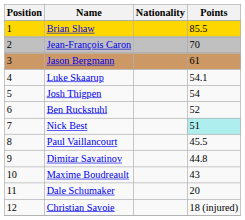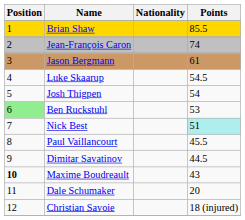(195, 45) 70 -> (195, 45) 74
(198, 77) 54.1 -> (198, 77) 54.5
(9, 110) no background -> (9, 110) lightgreen background
(195, 110) 52 -> (195, 110) 53
(198, 158) 44.8 -> (198, 158) 44.5
(12, 175) normal -> (12, 175) bold
